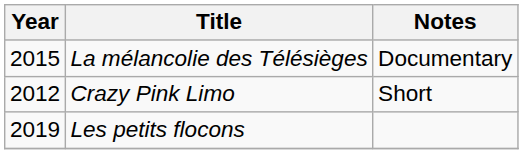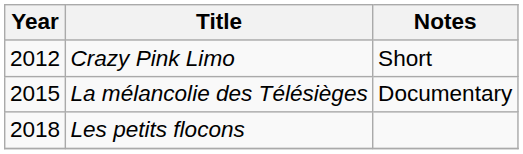rows swapped: (153, 93) <-> (219, 58)
(35, 129) 2019 -> (35, 129) 2018
